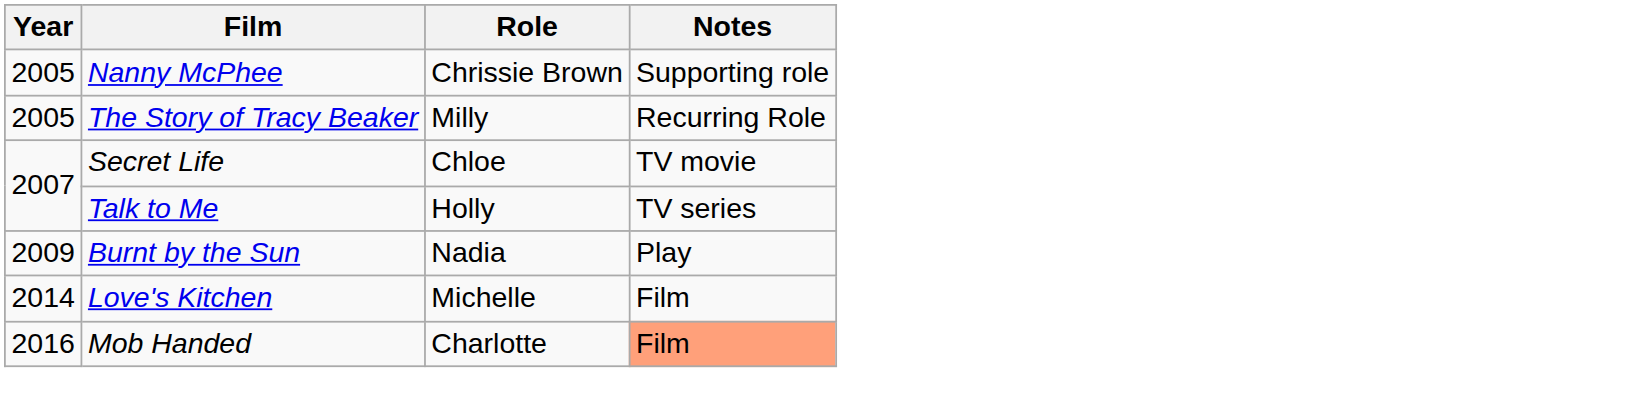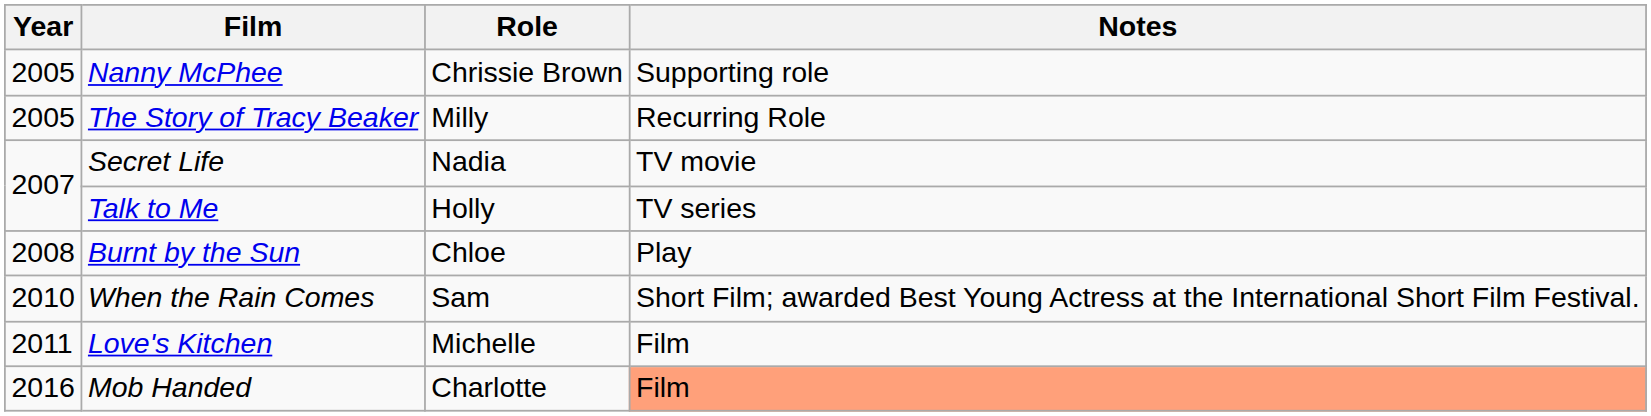(469, 162) Chloe -> (469, 162) Nadia
(43, 252) 2009 -> (43, 252) 2008
(469, 252) Nadia -> (469, 252) Chloe
+ row: (231, 298)
(43, 298) 2014 -> (42, 343) 2011
